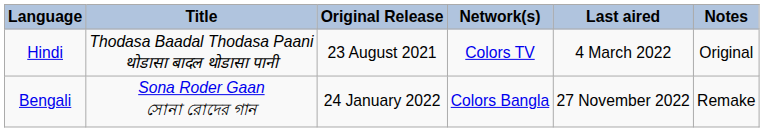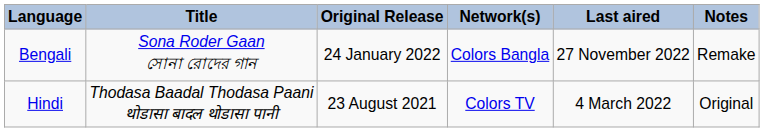rows swapped: (45, 52) <-> (45, 101)
